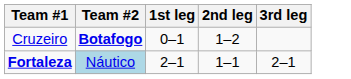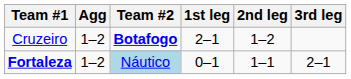+ column: (93, 16)
(172, 39) 0–1 -> (207, 39) 2–1
(172, 62) 2–1 -> (207, 62) 0–1
